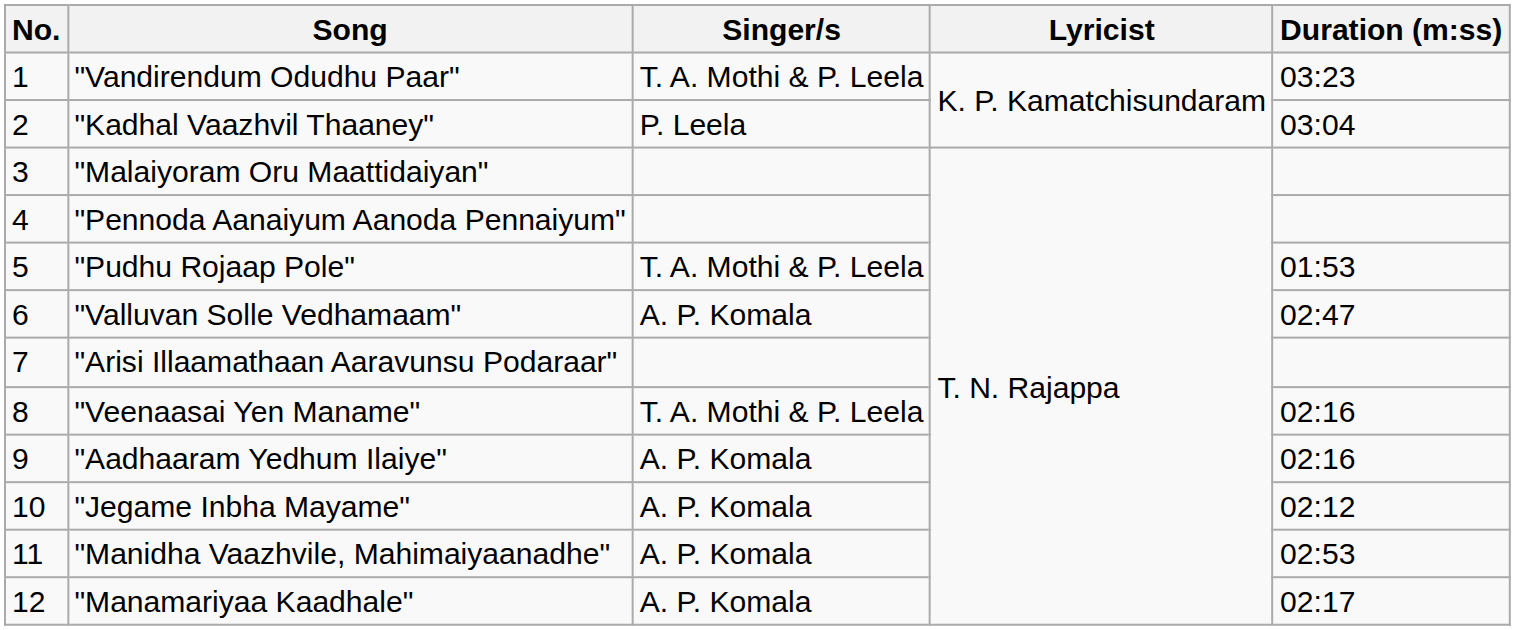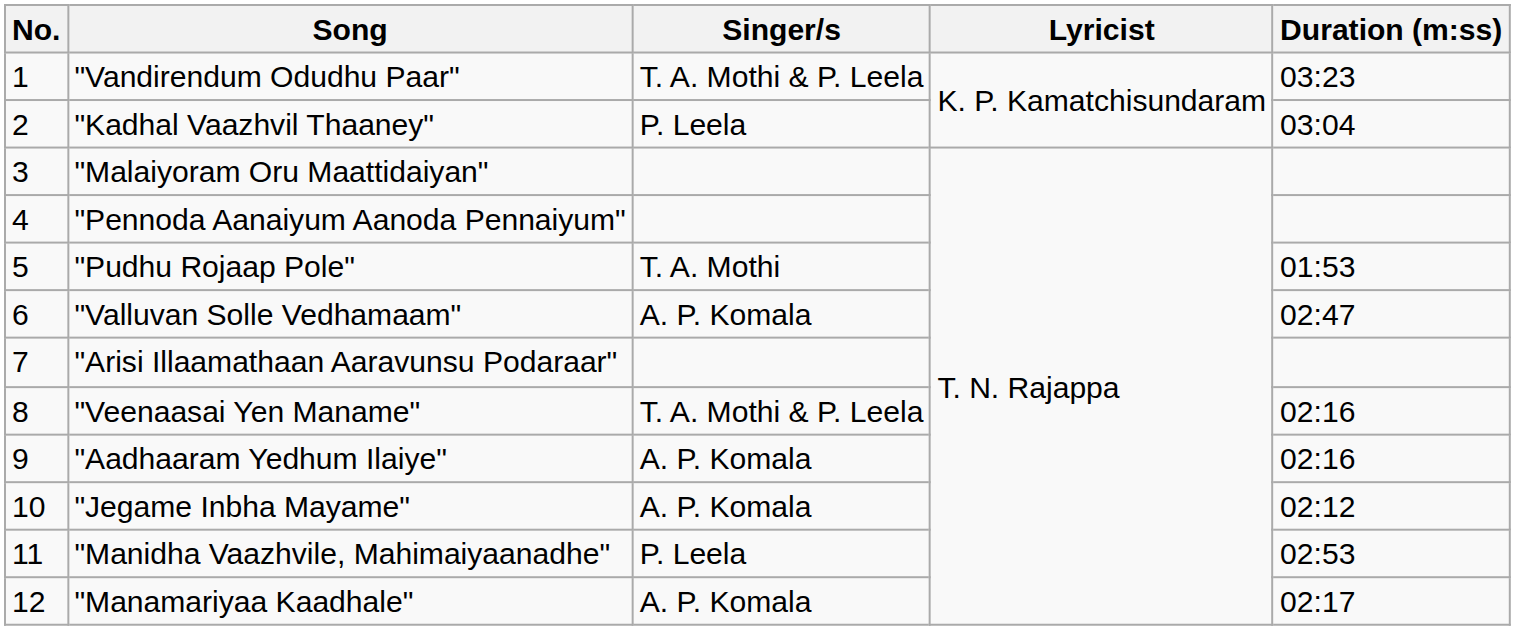(782, 267) T. A. Mothi & P. Leela -> (710, 267) T. A. Mothi
(726, 553) A. P. Komala -> (693, 553) P. Leela
